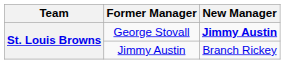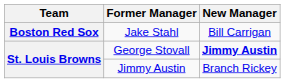+ row: (152, 31)
